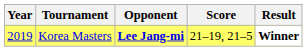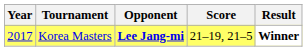(20, 35) 2019 -> (20, 35) 2017
